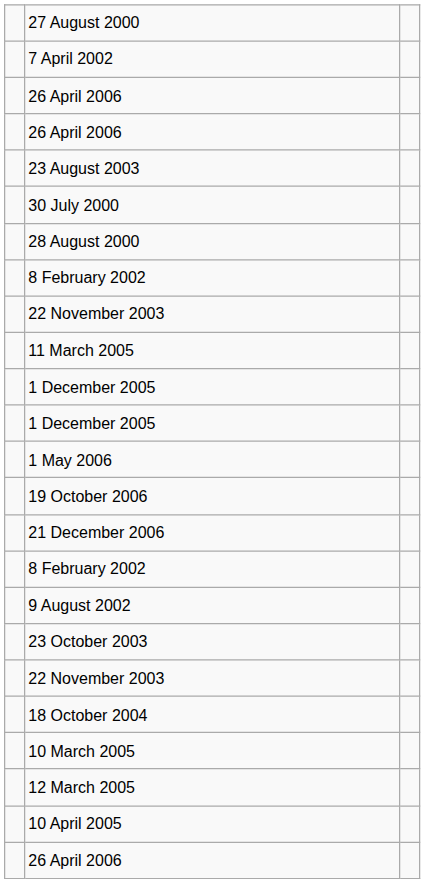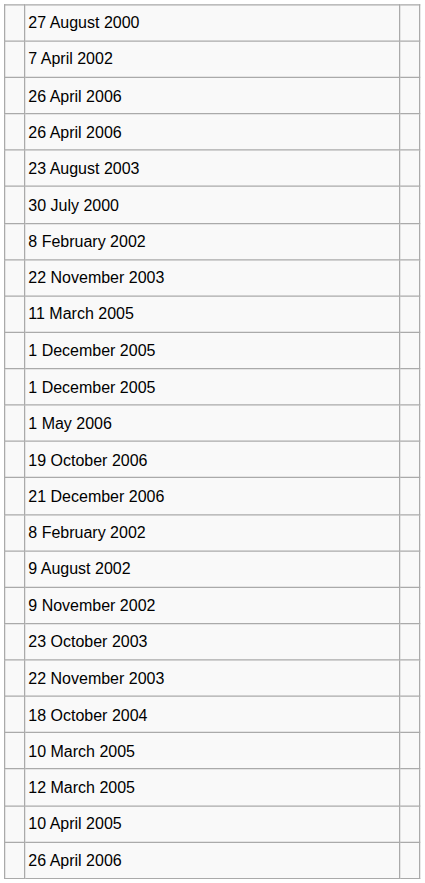- row: (15, 241)
+ row: (15, 605)
